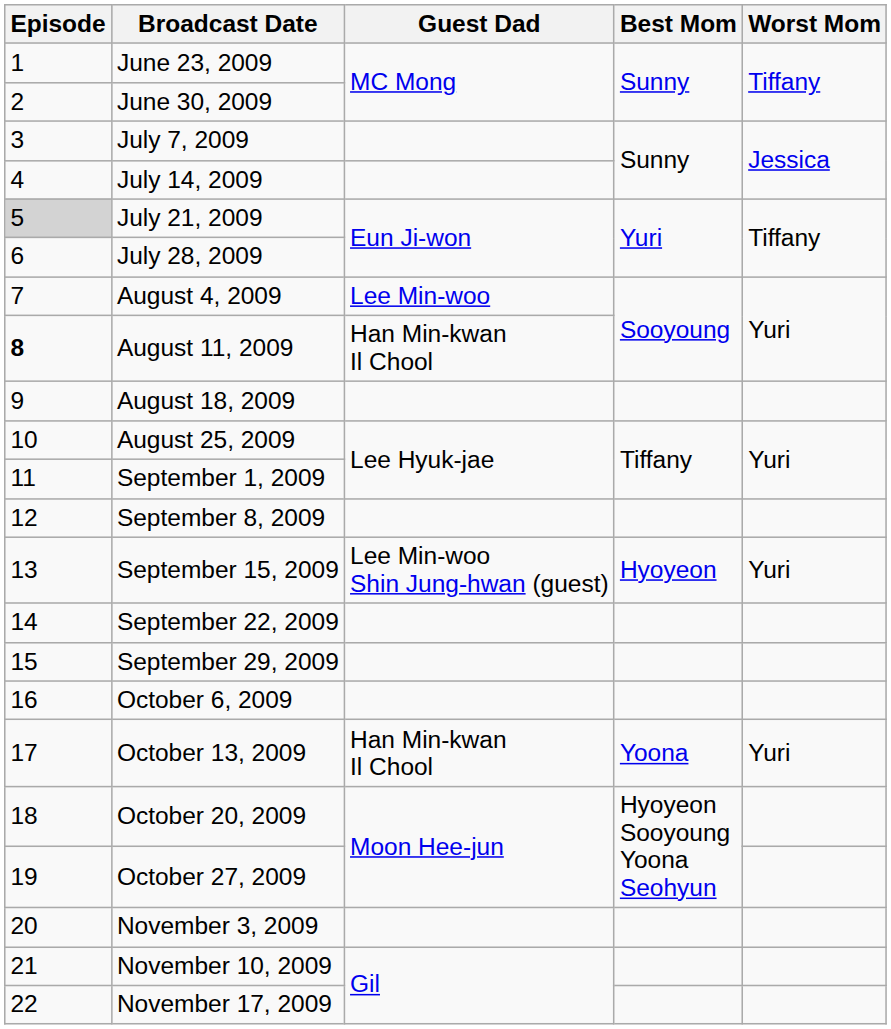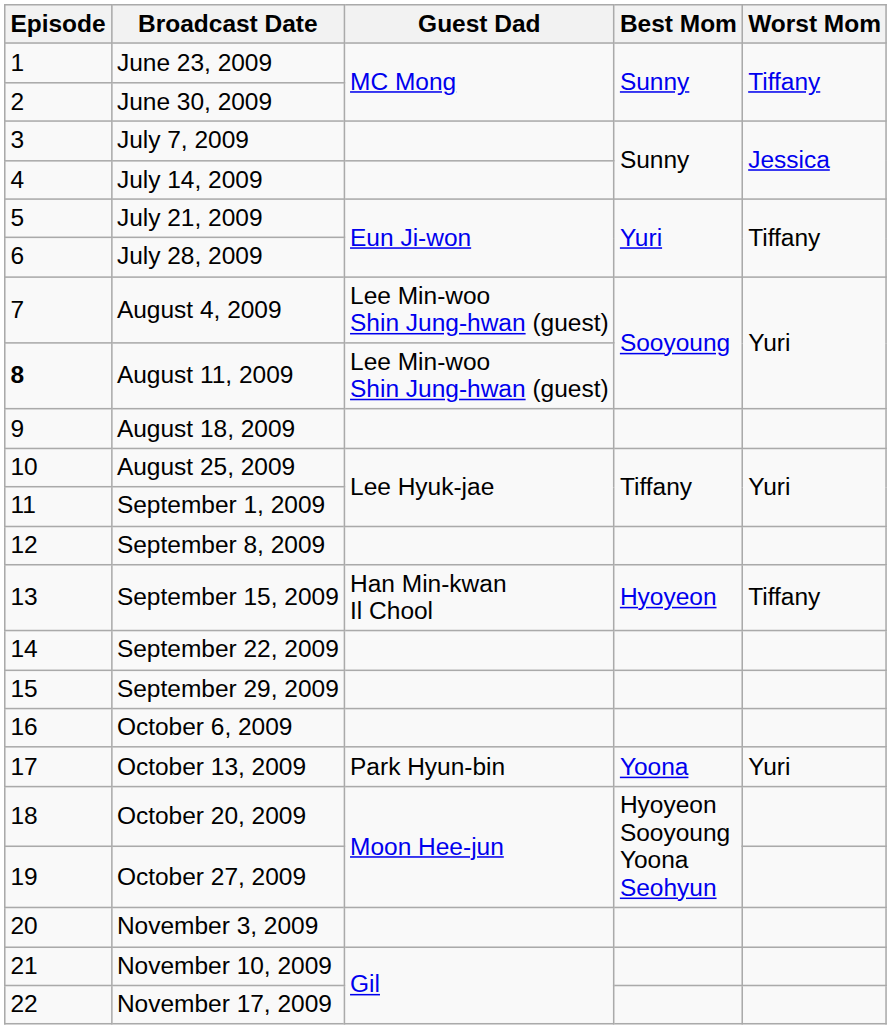(17, 218) lightgrey background -> (17, 218) no background
(420, 295) Lee Min-woo -> (479, 309) Lee Min-woo Shin Jung-hwan (guest)
(428, 348) Han Min-kwan Il Chool -> (479, 375) Lee Min-woo Shin Jung-hwan (guest)
(479, 569) Lee Min-woo Shin Jung-hwan (guest) -> (428, 597) Han Min-kwan Il Chool
(769, 569) Yuri -> (784, 597) Tiffany
(428, 752) Han Min-kwan Il Chool -> (428, 766) Park Hyun-bin
